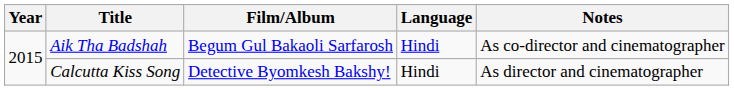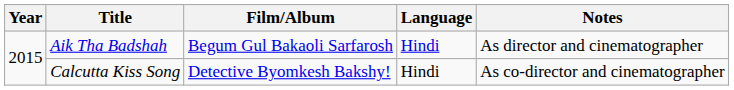(602, 44) As co-director and cinematographer -> (592, 44) As director and cinematographer
(592, 71) As director and cinematographer -> (602, 71) As co-director and cinematographer
